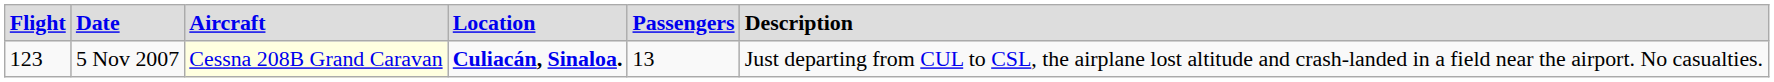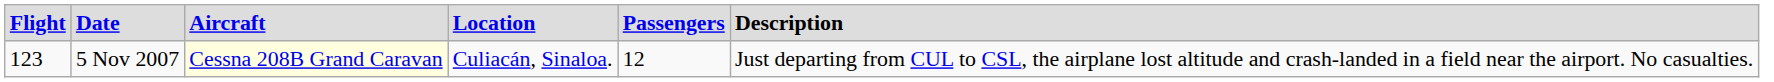(538, 58) bold -> (533, 58) normal
(643, 58) 13 -> (634, 58) 12
